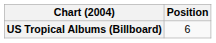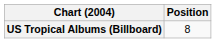(188, 29) 6 -> (188, 29) 8
